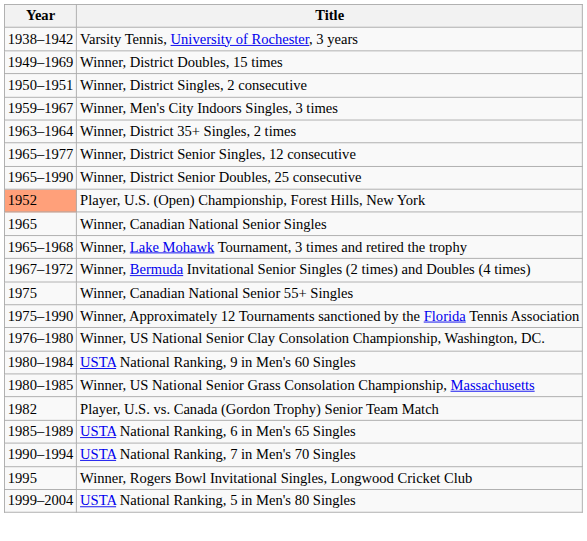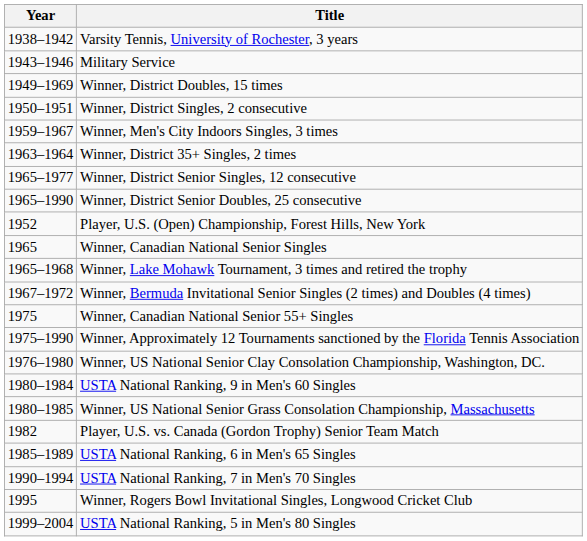+ row: (128, 62)
(22, 200) lightsalmon background -> (22, 223) no background
